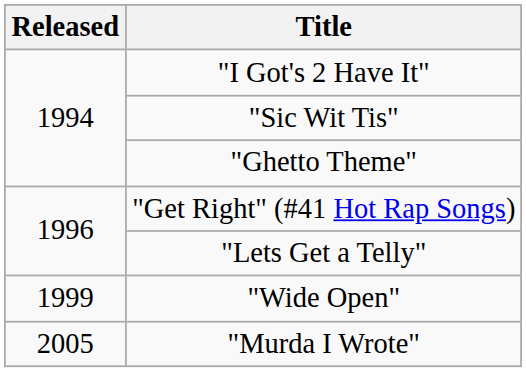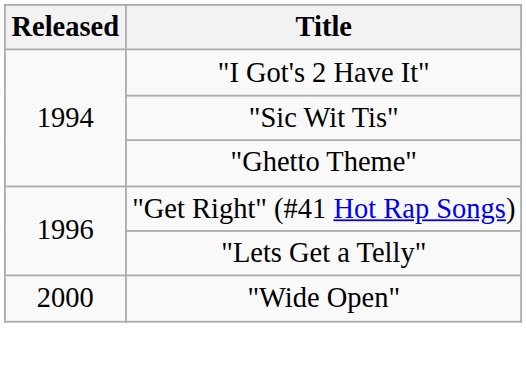(65, 298) 1999 -> (65, 298) 2000
- row: (324, 343)
